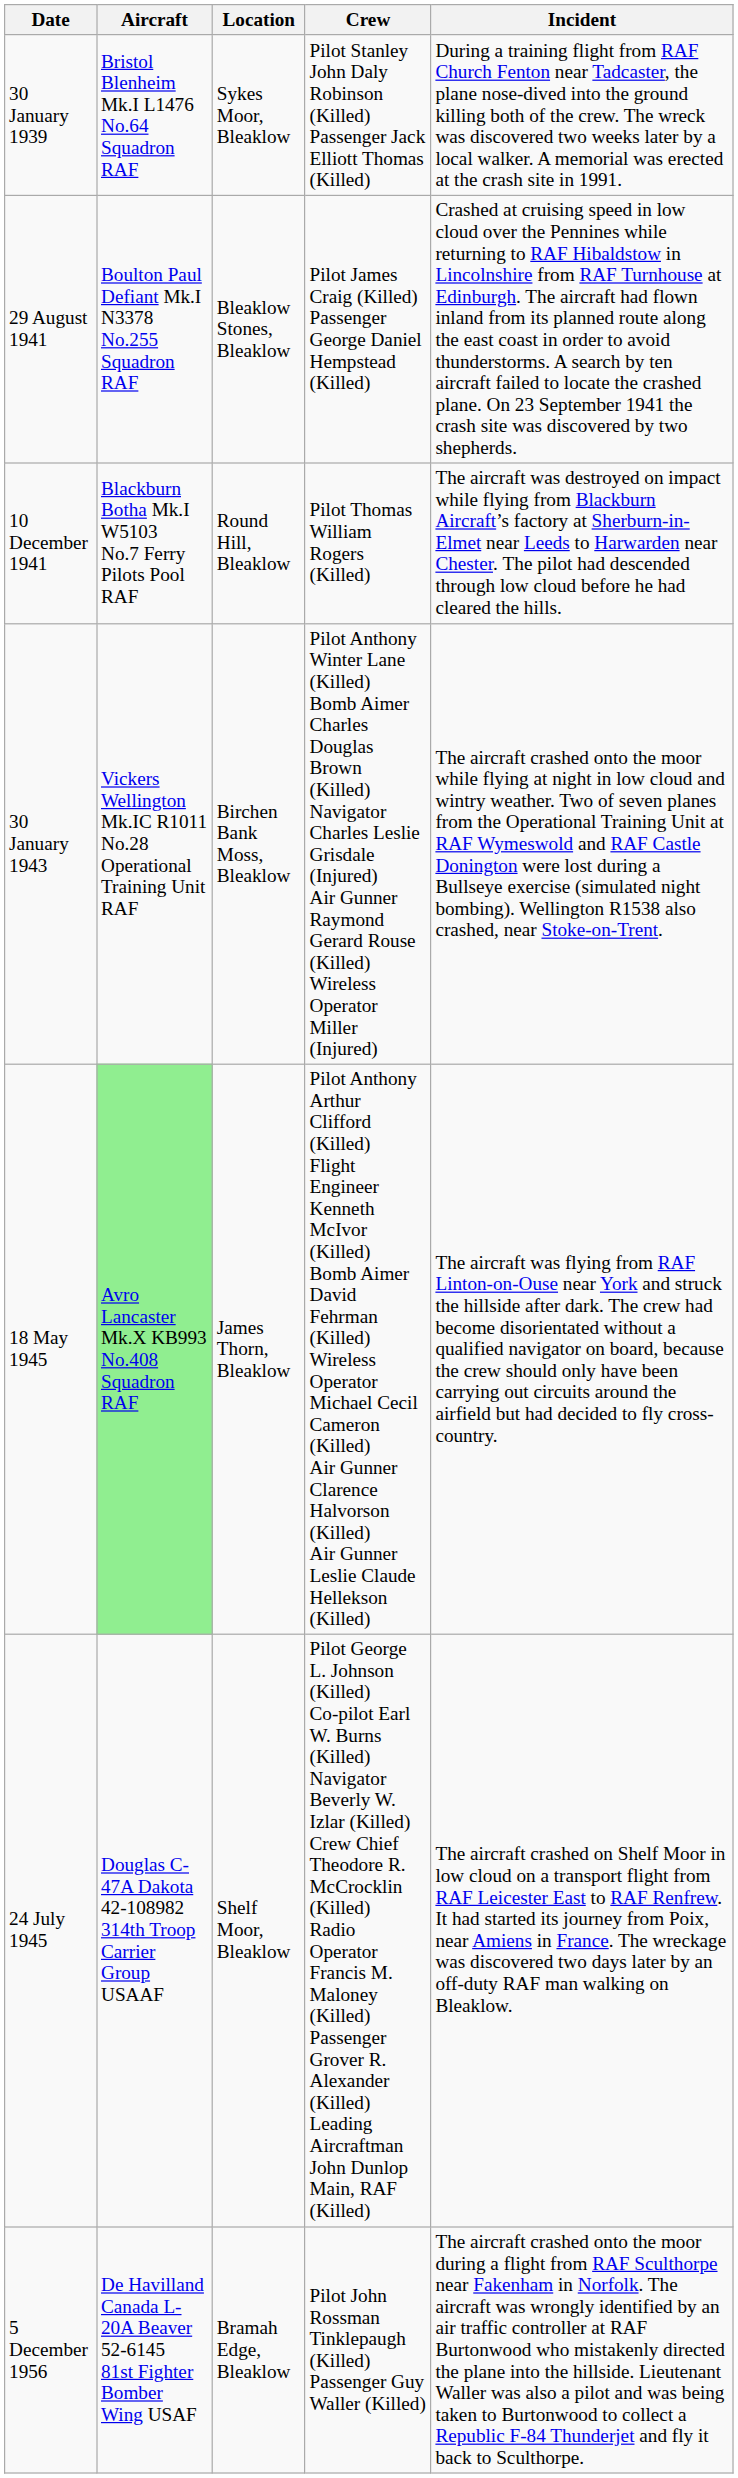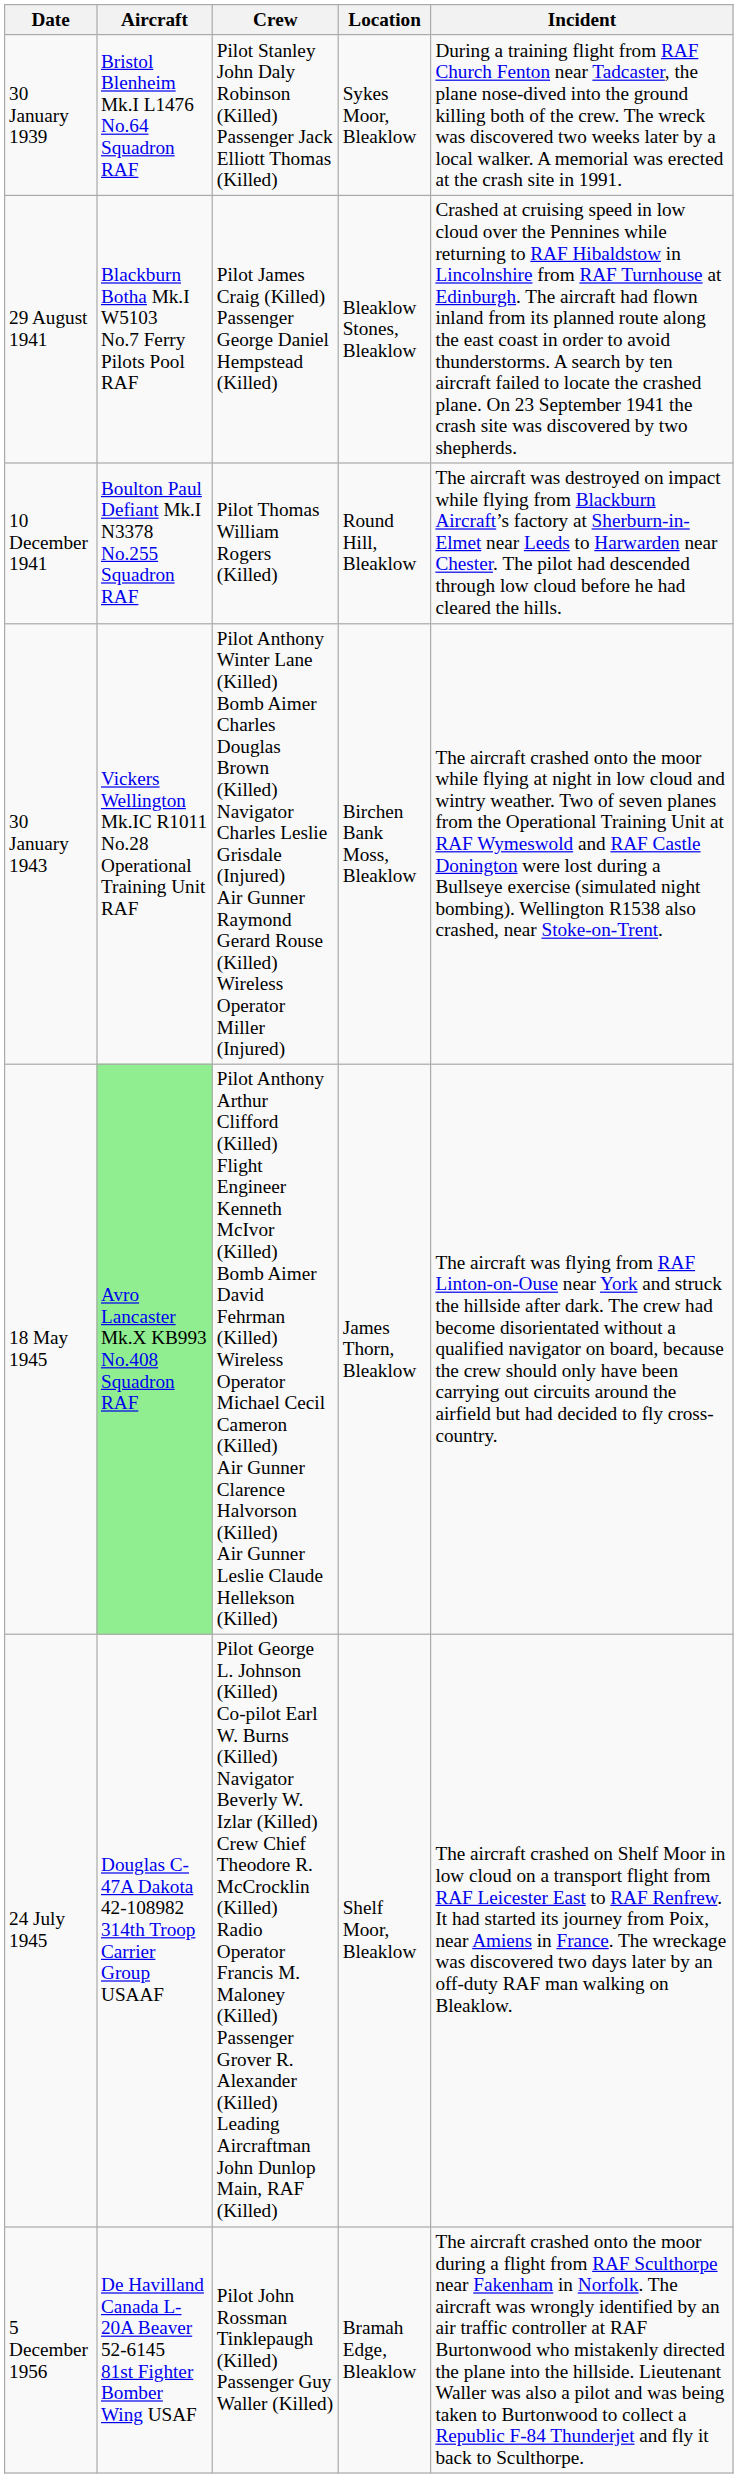columns swapped: (368, 19) <-> (259, 19)
(151, 329) Boulton Paul Defiant Mk.I N3378 No.255 Squadron RAF -> (145, 329) Blackburn Botha Mk.I W5103 No.7 Ferry Pilots Pool RAF
(145, 543) Blackburn Botha Mk.I W5103 No.7 Ferry Pilots Pool RAF -> (151, 543) Boulton Paul Defiant Mk.I N3378 No.255 Squadron RAF
